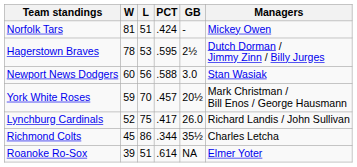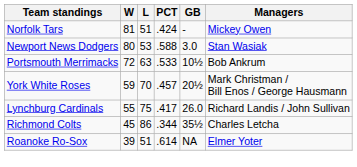- row: (53, 52)
(129, 74) 60 -> (129, 46) 80
(146, 74) 56 -> (146, 46) 53
+ row: (63, 63)
(129, 120) 52 -> (129, 108) 55
